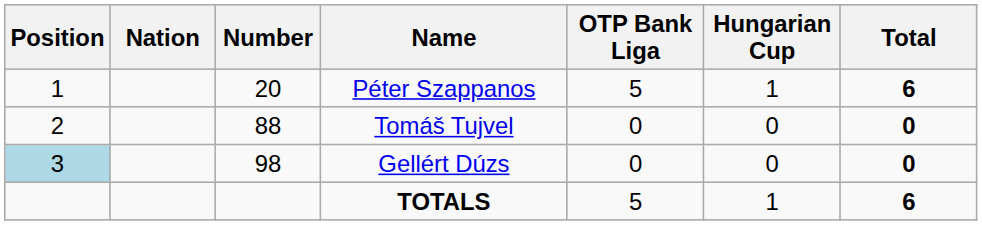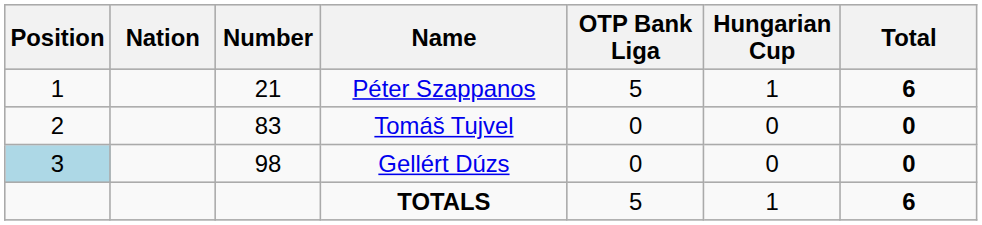(268, 88) 20 -> (268, 88) 21
(268, 126) 88 -> (268, 126) 83
